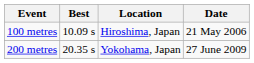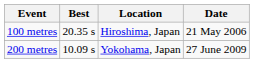(79, 31) 10.09 s -> (79, 31) 20.35 s
(79, 49) 20.35 s -> (79, 49) 10.09 s
